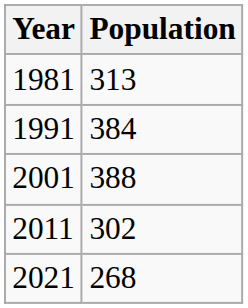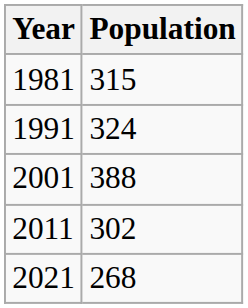(113, 79) 313 -> (113, 79) 315
(113, 128) 384 -> (113, 128) 324
